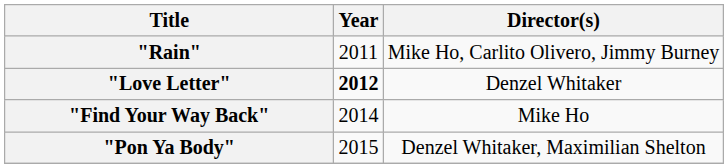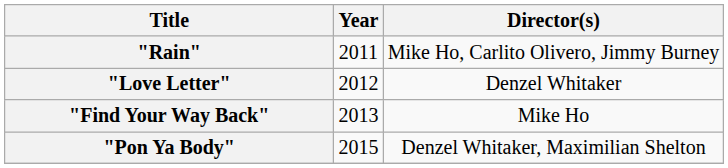(358, 83) bold -> (358, 83) normal
(358, 115) 2014 -> (358, 115) 2013
